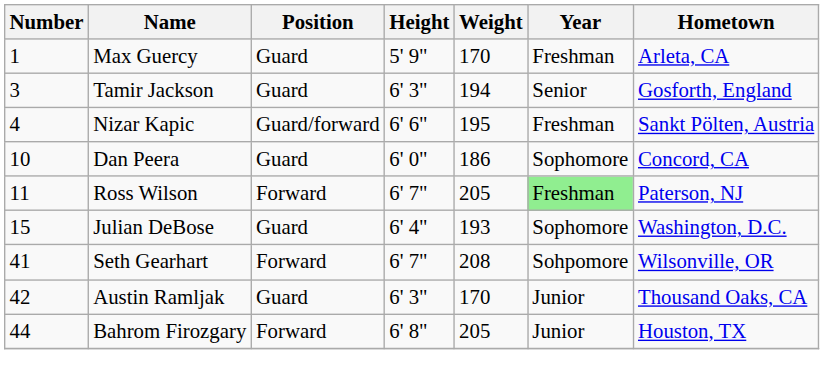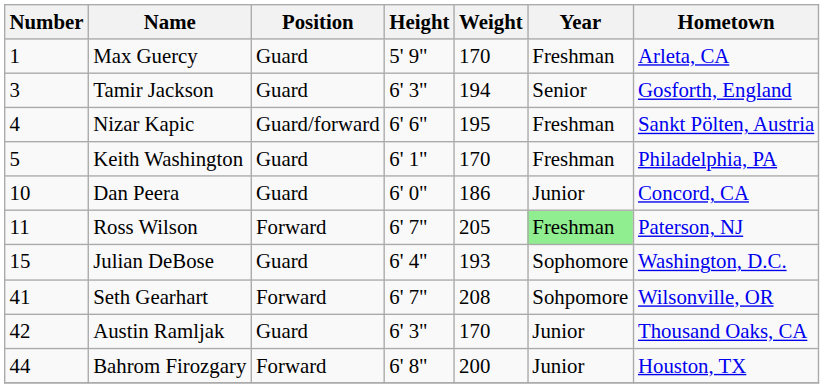+ row: (168, 159)
(580, 159) Sophomore -> (558, 193) Junior
(475, 330) 205 -> (475, 365) 200
